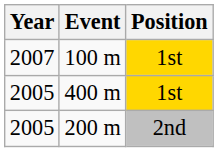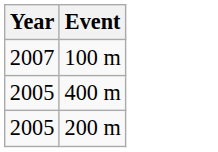- column: (169, 22)
